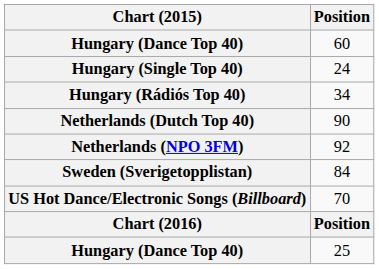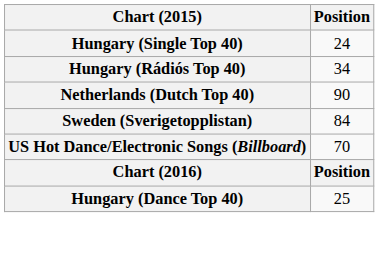- row: (342, 43)
- row: (342, 146)
